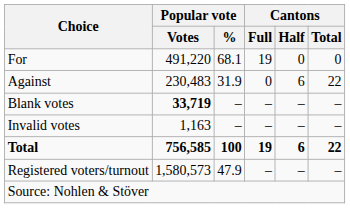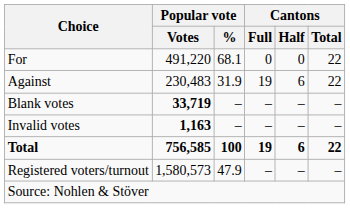(265, 59) 19 -> (269, 59) 0
(338, 59) 0 -> (335, 59) 22
(269, 81) 0 -> (265, 81) 19
(195, 125) normal -> (195, 125) bold
